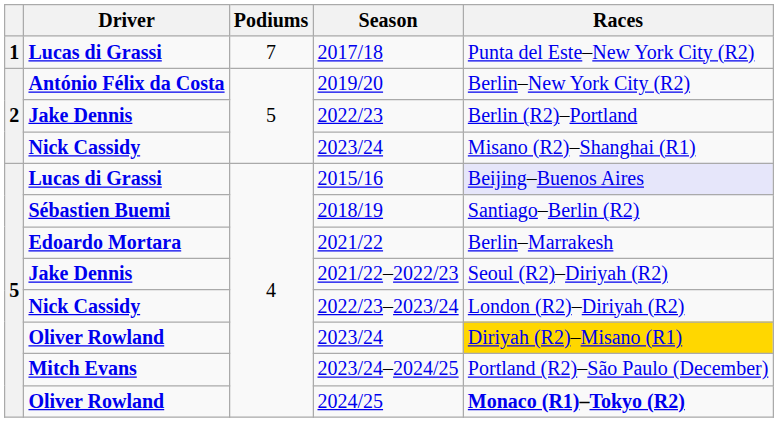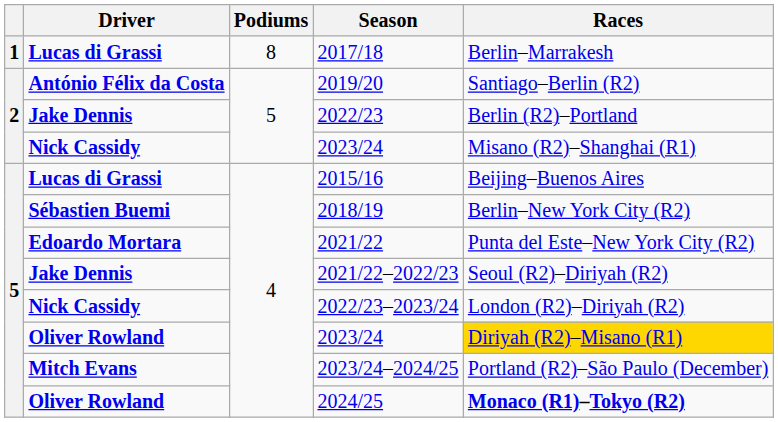(271, 52) 7 -> (271, 52) 8
(611, 52) Punta del Este–New York City (R2) -> (541, 52) Berlin–Marrakesh
(579, 83) Berlin–New York City (R2) -> (554, 83) Santiago–Berlin (R2)
(556, 178) lavender background -> (556, 178) no background
(554, 210) Santiago–Berlin (R2) -> (579, 210) Berlin–New York City (R2)
(541, 242) Berlin–Marrakesh -> (611, 242) Punta del Este–New York City (R2)
